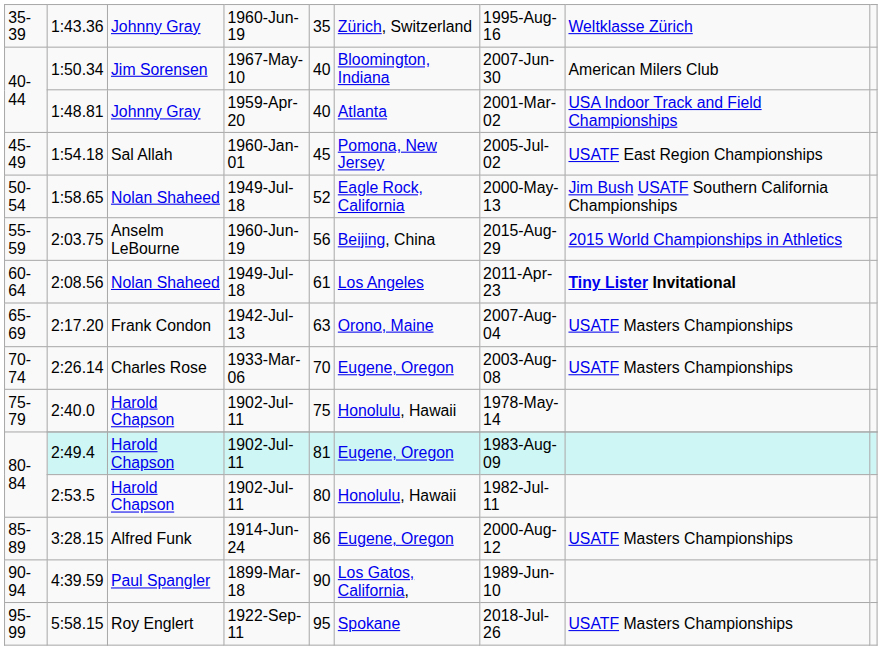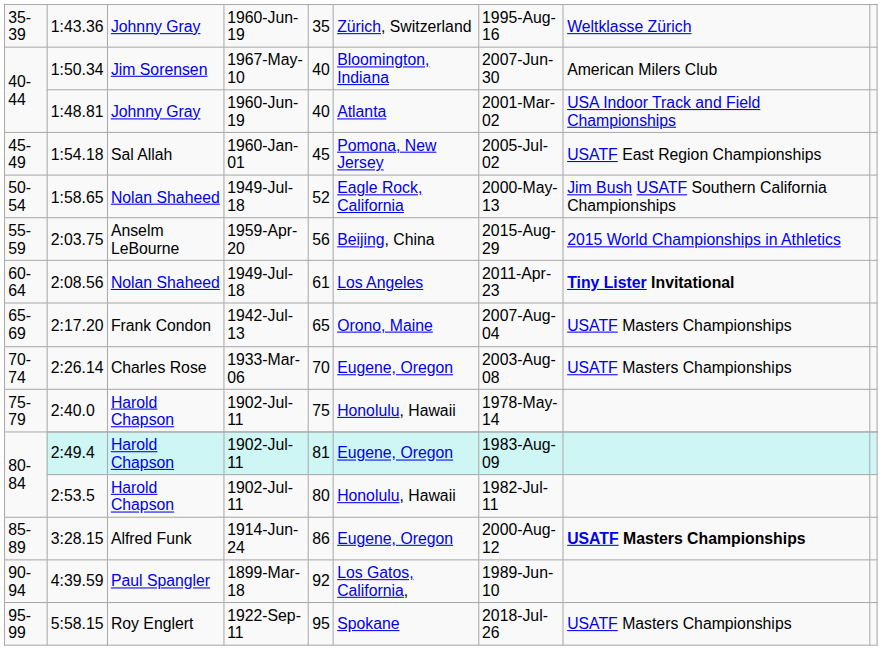(263, 111) 1959-Apr-20 -> (263, 111) 1960-Jun-19
(263, 240) 1960-Jun-19 -> (262, 240) 1959-Apr-20
(322, 325) 63 -> (321, 325) 65
(681, 539) normal -> (686, 539) bold
(322, 581) 90 -> (321, 581) 92
